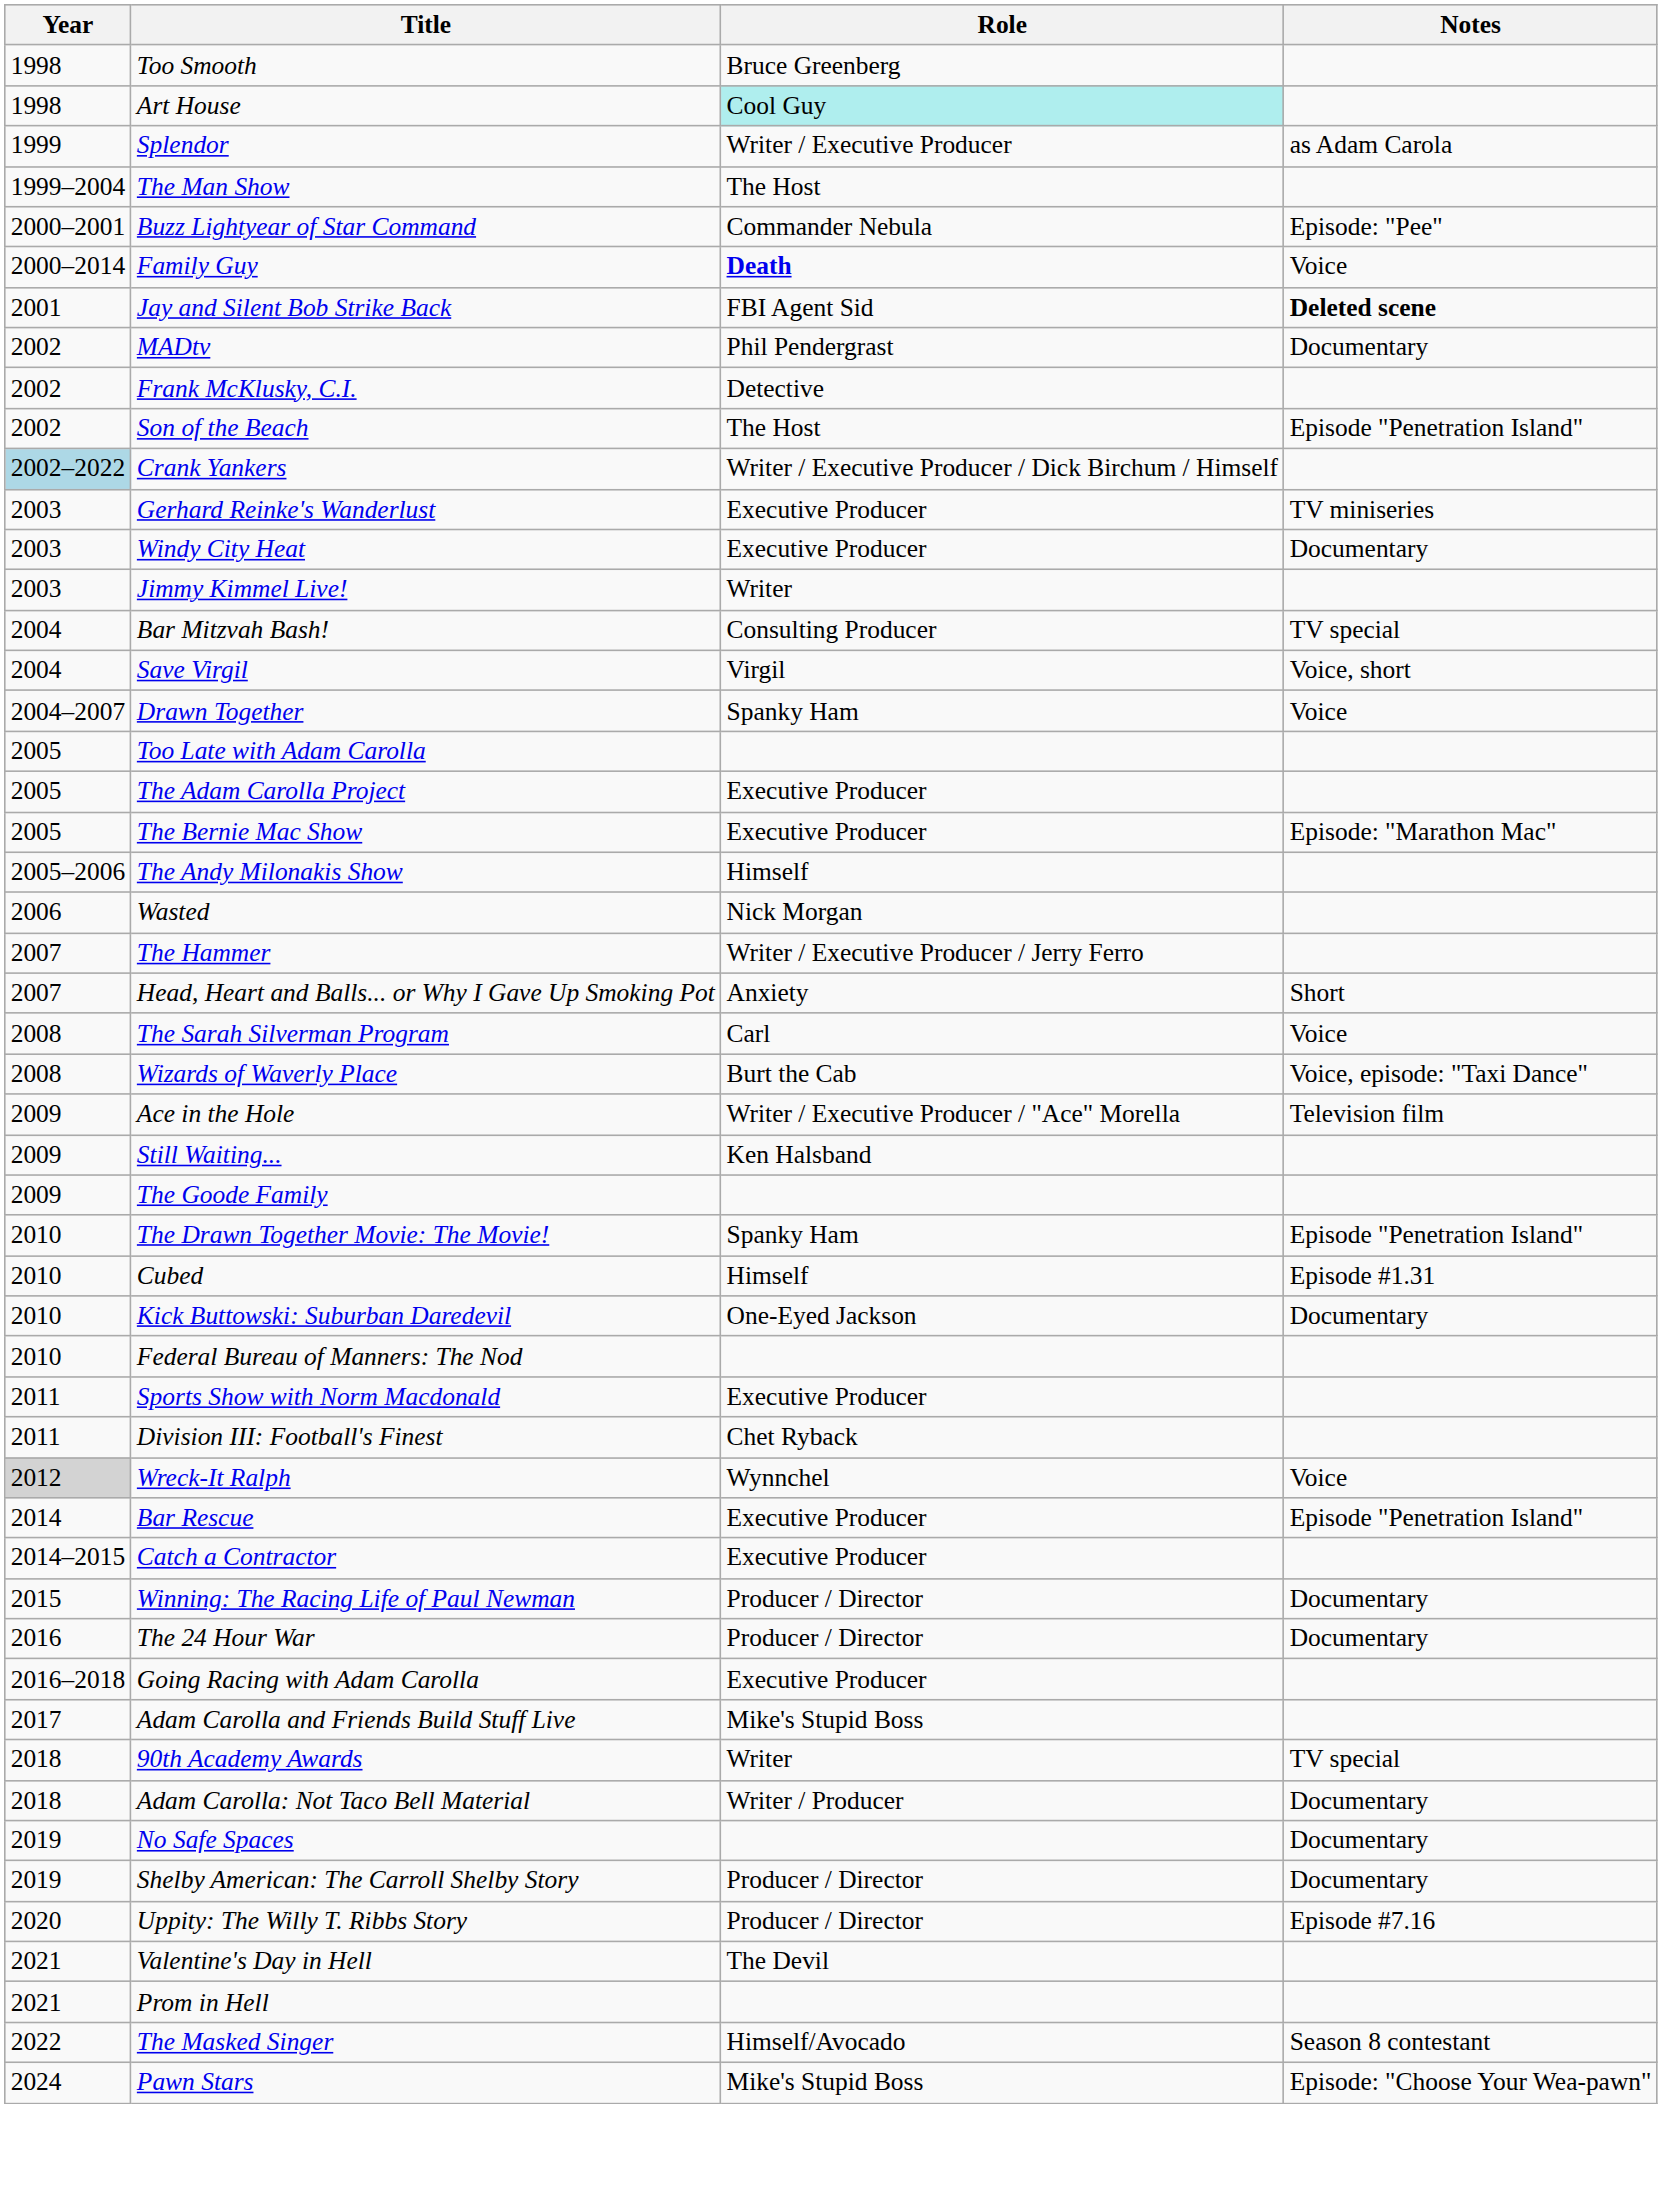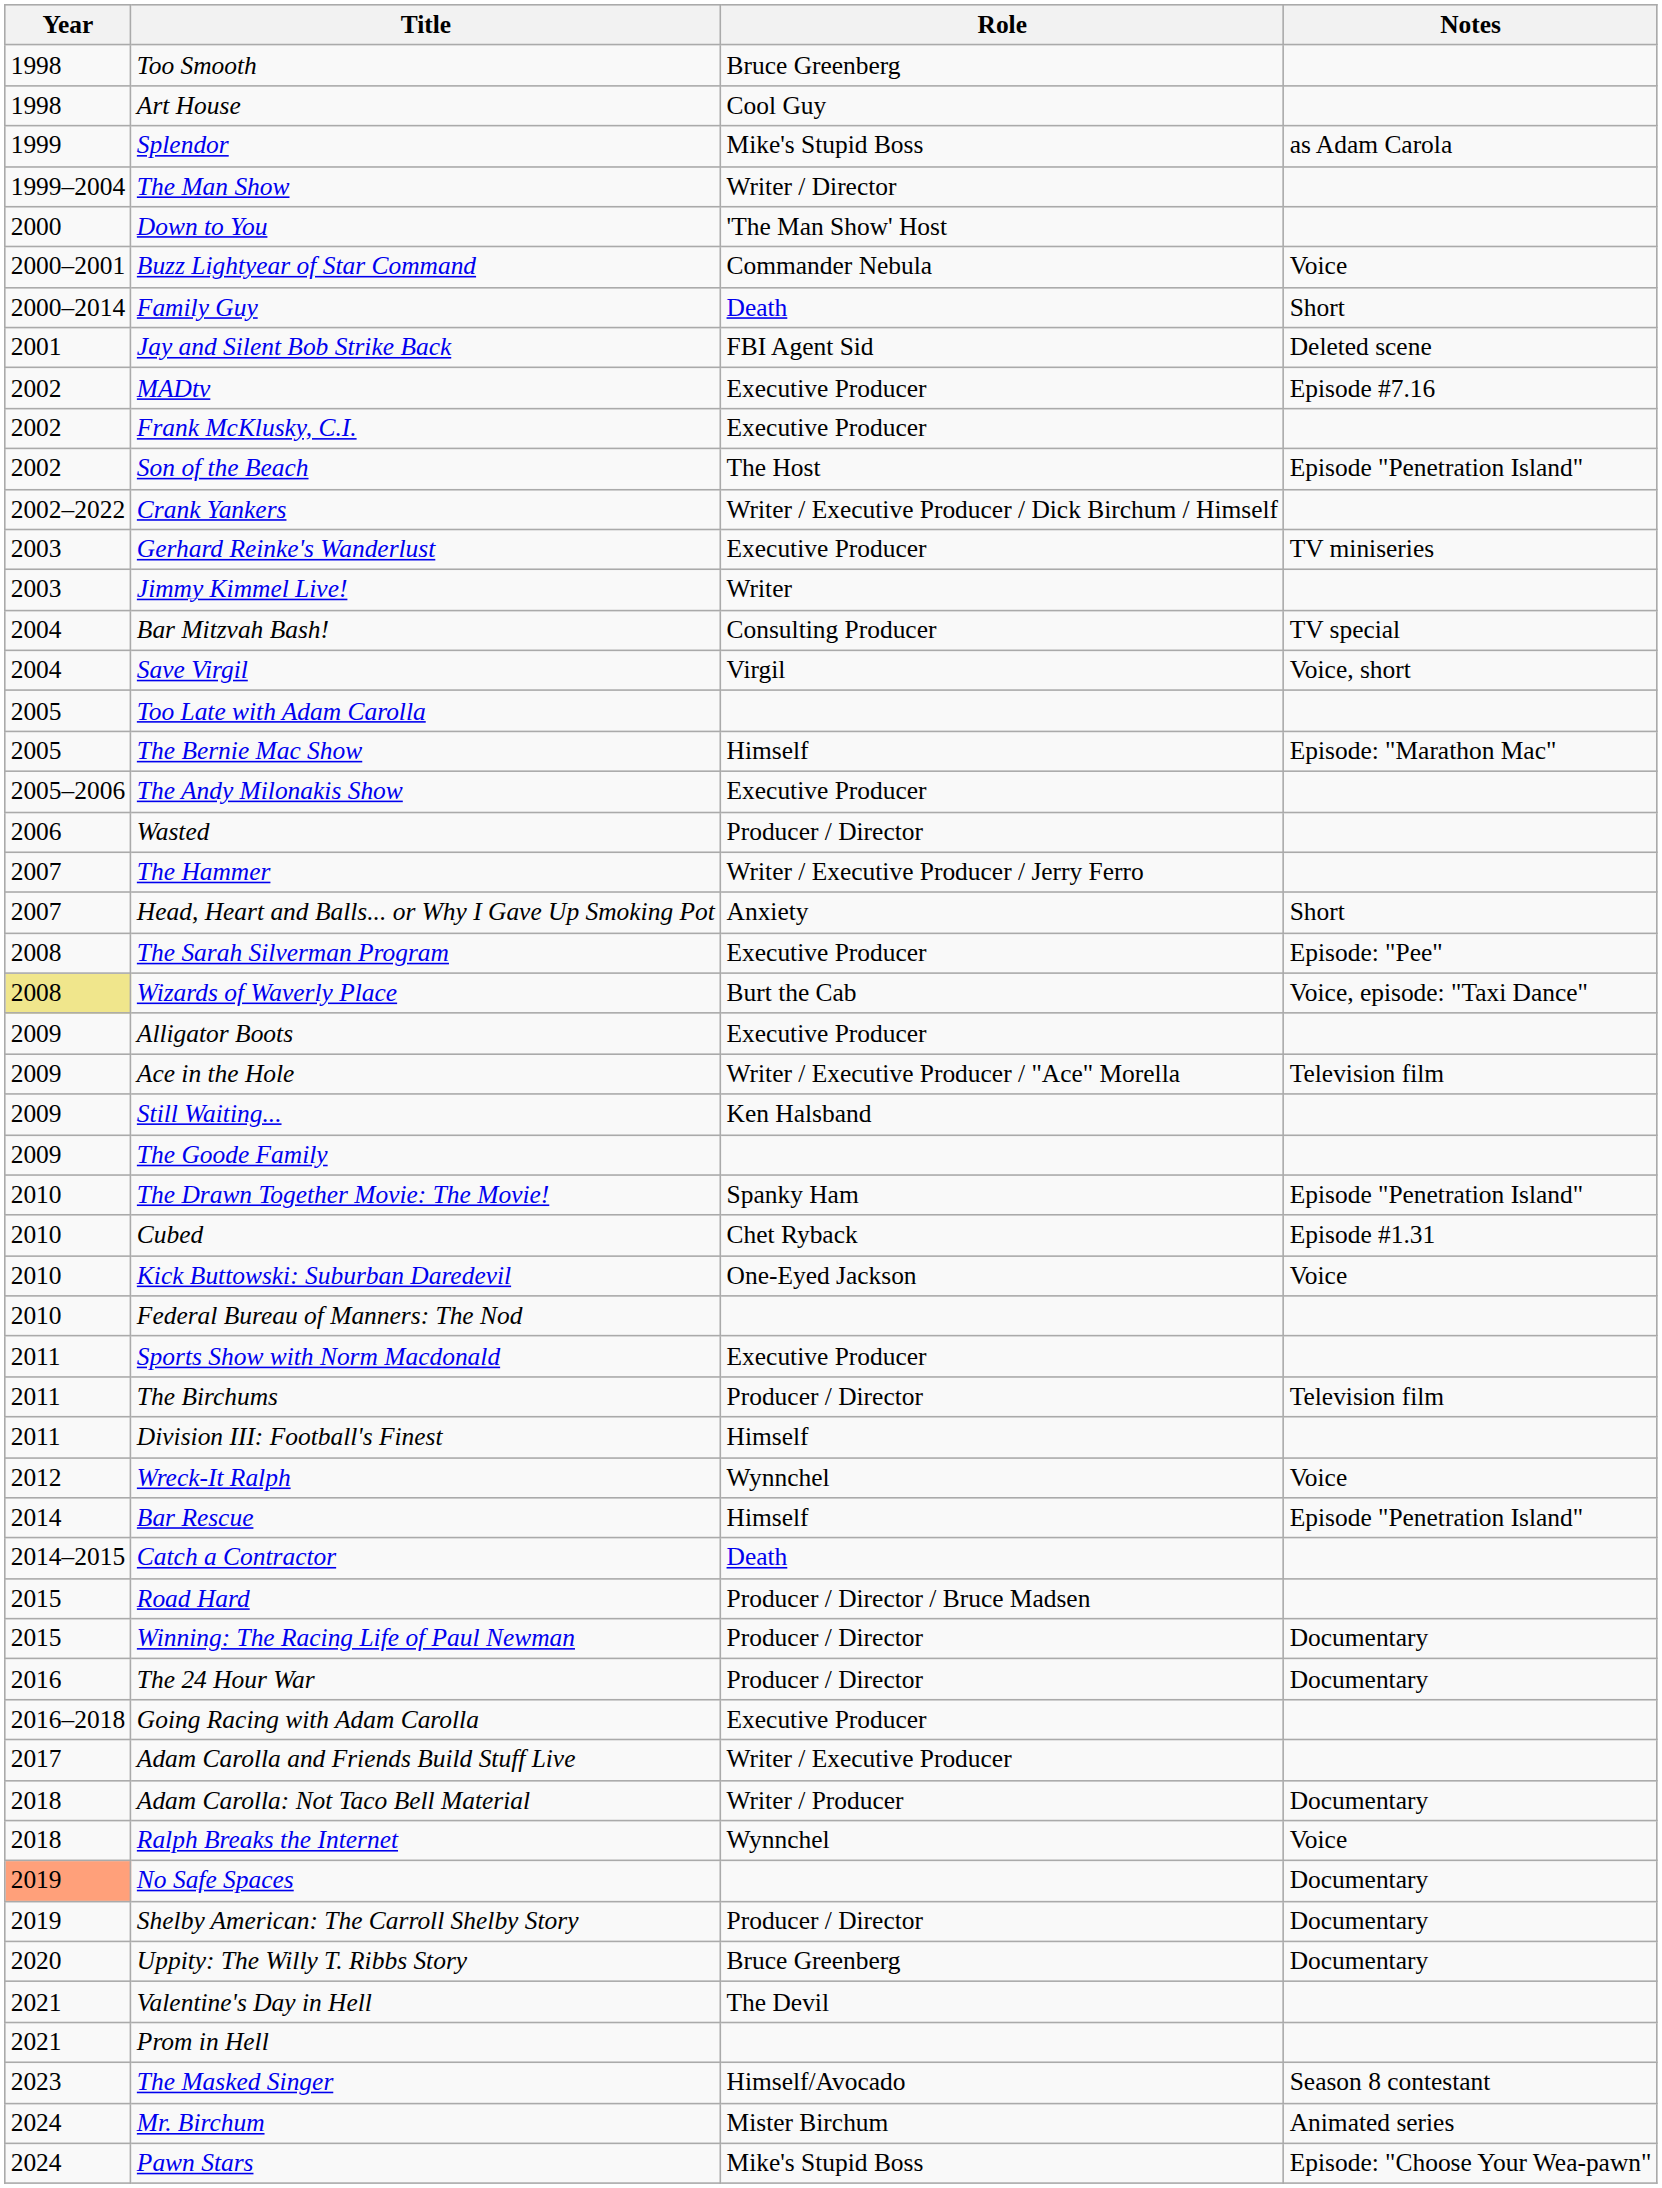(776, 105) paleturquoise background -> (776, 105) no background
(869, 145) Writer / Executive Producer -> (825, 145) Mike's Stupid Boss
(774, 186) The Host -> (812, 186) Writer / Director
+ row: (202, 226)
(1366, 226) Episode: "Pee" -> (1318, 266) Voice
(759, 266) bold -> (757, 307) normal
(1318, 266) Voice -> (1317, 307) Short
(1363, 307) bold -> (1361, 347) normal
(810, 347) Phil Pendergrast -> (827, 387) Executive Producer
(1359, 347) Documentary -> (1362, 387) Episode #7.16
(775, 387) Detective -> (827, 428) Executive Producer
(68, 468) lightblue background -> (68, 508) no background
- row: (221, 549)
- row: (220, 710)
- row: (271, 791)
(827, 831) Executive Producer -> (768, 750) Himself
(768, 871) Himself -> (827, 791) Executive Producer
(795, 912) Nick Morgan -> (825, 831) Producer / Director
(748, 1033) Carl -> (827, 952) Executive Producer
(1318, 1033) Voice -> (1366, 952) Episode: "Pee"
(36, 1073) no background -> (36, 992) khaki background
+ row: (215, 1033)
(768, 1275) Himself -> (792, 1235) Chet Ryback
(1359, 1315) Documentary -> (1318, 1275) Voice
+ row: (207, 1396)
(792, 1436) Chet Ryback -> (768, 1436) Himself
(36, 1477) lightgrey background -> (36, 1477) no background
(827, 1517) Executive Producer -> (768, 1517) Himself
(827, 1557) Executive Producer -> (757, 1557) Death
+ row: (193, 1598)
(825, 1719) Mike's Stupid Boss -> (869, 1759) Writer / Executive Producer
- row: (250, 1759)
+ row: (267, 1840)
(36, 1840) no background -> (36, 1880) lightsalmon background
(825, 1920) Producer / Director -> (814, 1961) Bruce Greenberg
(1362, 1920) Episode #7.16 -> (1359, 1961) Documentary
(36, 2041) 2022 -> (36, 2082) 2023
+ row: (201, 2122)
